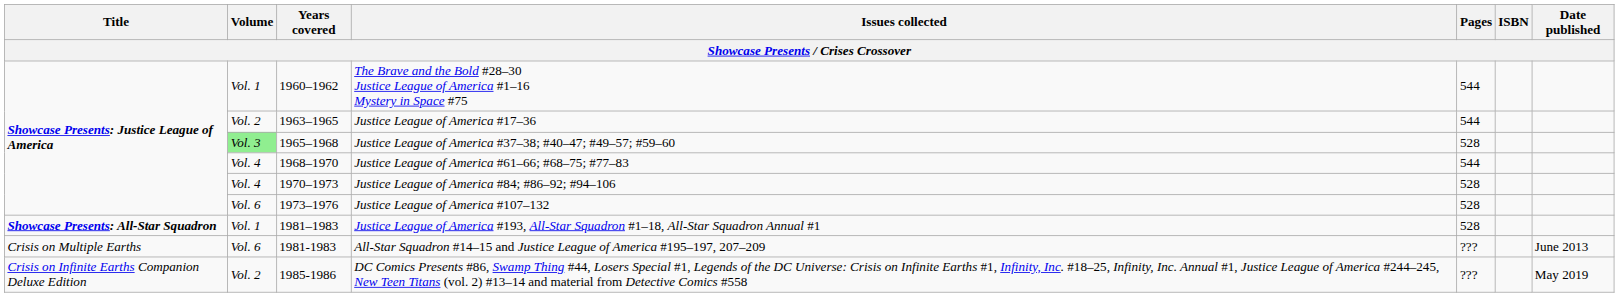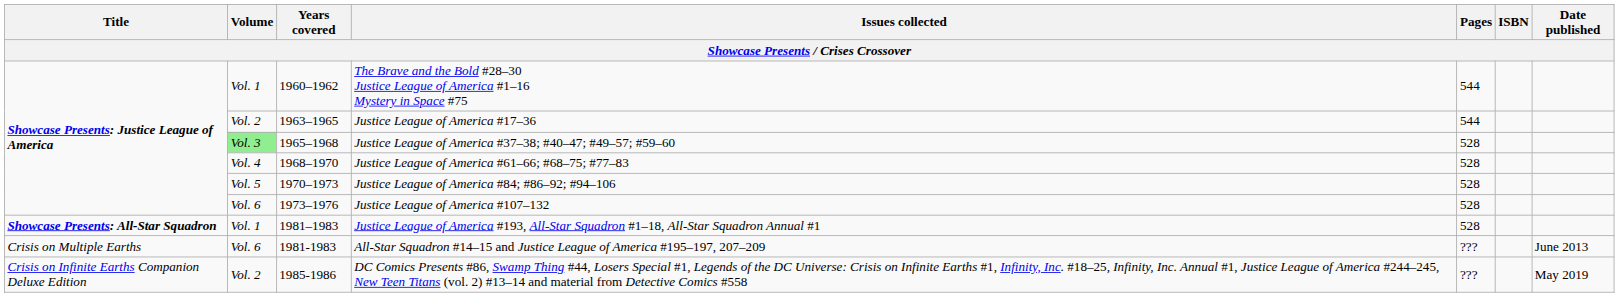(1470, 163) 544 -> (1470, 163) 528
(246, 184) Vol. 4 -> (246, 184) Vol. 5
